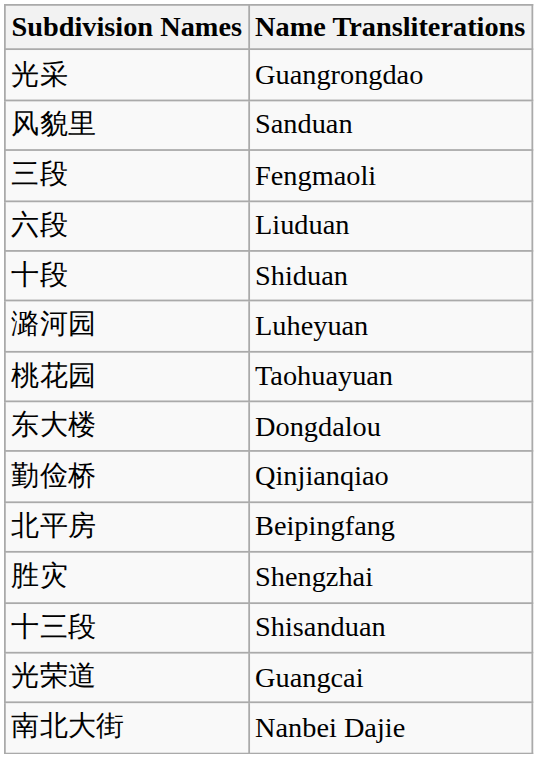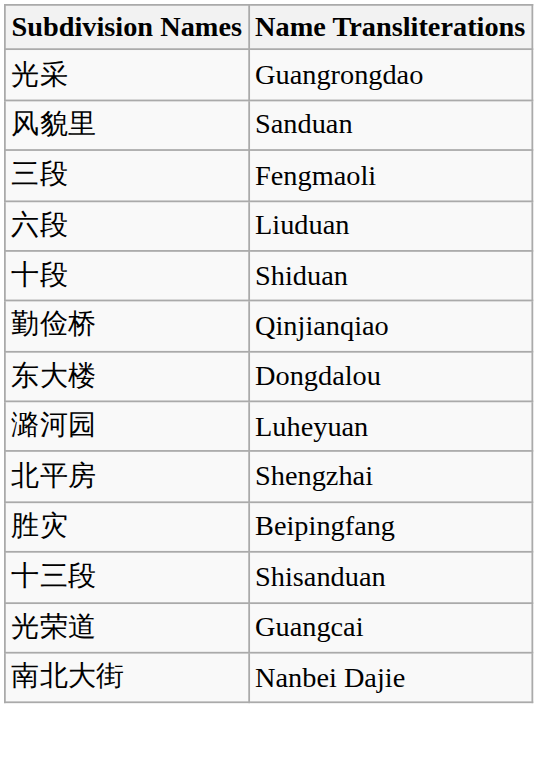rows swapped: (54, 475) <-> (54, 324)
- row: (54, 374)
(325, 526) Beipingfang -> (314, 476) Shengzhai
(314, 576) Shengzhai -> (325, 526) Beipingfang
